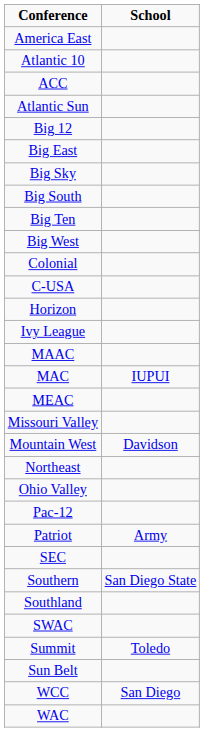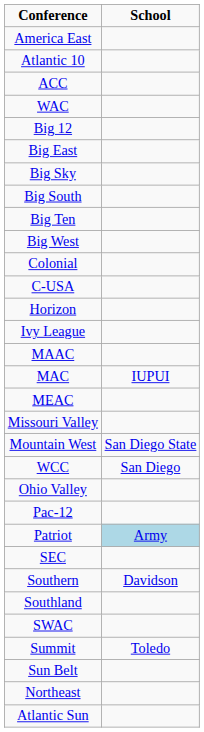rows swapped: (53, 106) <-> (53, 715)
(150, 444) Davidson -> (150, 444) San Diego State
rows swapped: (53, 467) <-> (53, 693)
(150, 535) no background -> (150, 535) lightblue background
(150, 580) San Diego State -> (150, 580) Davidson
